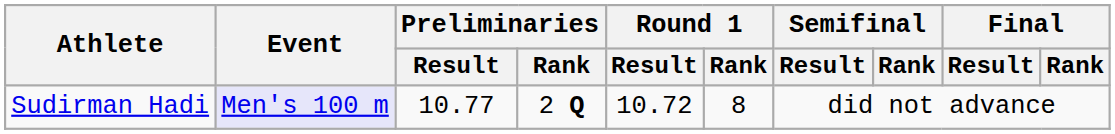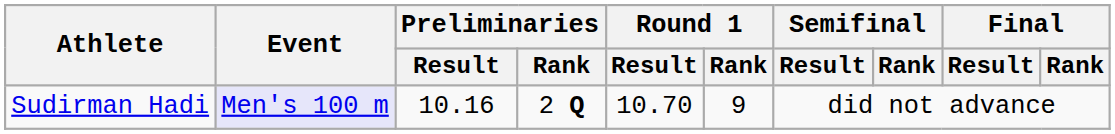(456, 107) 10.77 -> (456, 107) 10.16
(654, 107) 10.72 -> (654, 107) 10.70
(739, 107) 8 -> (739, 107) 9
